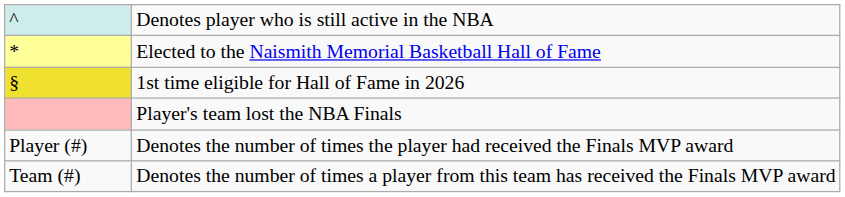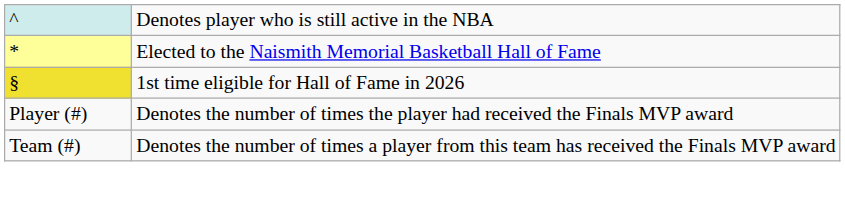- row: (269, 113)
